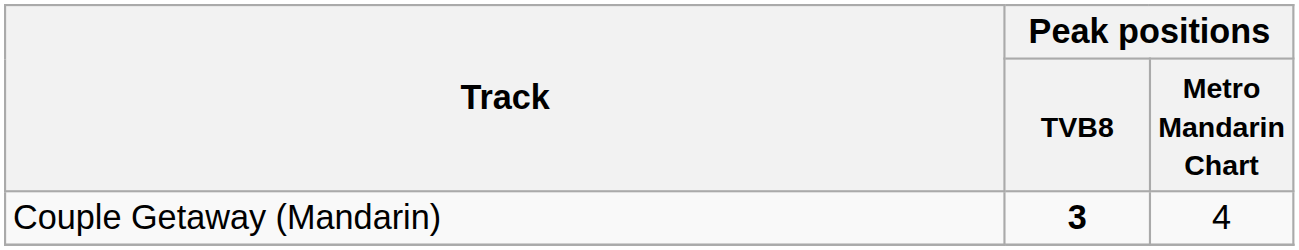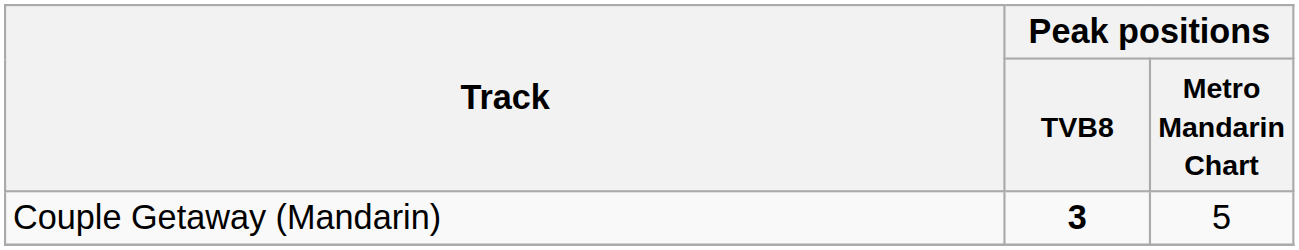(1222, 217) 4 -> (1222, 217) 5
